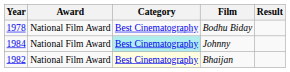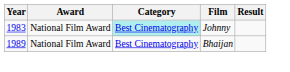- row: (227, 28)
(16, 44) 1984 -> (16, 28) 1983
(16, 59) 1982 -> (16, 44) 1989
(157, 59) lightyellow background -> (157, 44) no background
